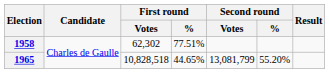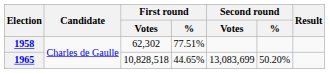(232, 60) 13,081,799 -> (232, 60) 13,083,699
(275, 60) 55.20% -> (275, 60) 50.20%
